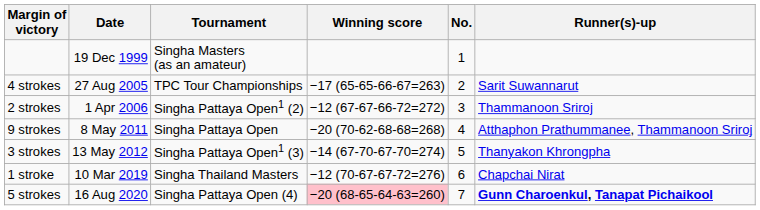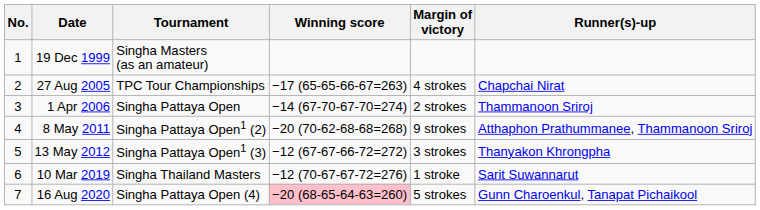columns swapped: (461, 22) <-> (37, 22)
(528, 86) Sarit Suwannarut -> (521, 86) Chapchai Nirat
(229, 108) Singha Pattaya Open1 (2) -> (178, 106) Singha Pattaya Open
(377, 108) −12 (67-67-66-72=272) -> (340, 106) −14 (67-70-67-70=274)
(216, 130) Singha Pattaya Open -> (191, 128) Singha Pattaya Open1 (2)
(377, 152) −14 (67-70-67-70=274) -> (340, 152) −12 (67-67-66-72=272)
(521, 174) Chapchai Nirat -> (528, 174) Sarit Suwannarut
(596, 194) bold -> (588, 194) normal
